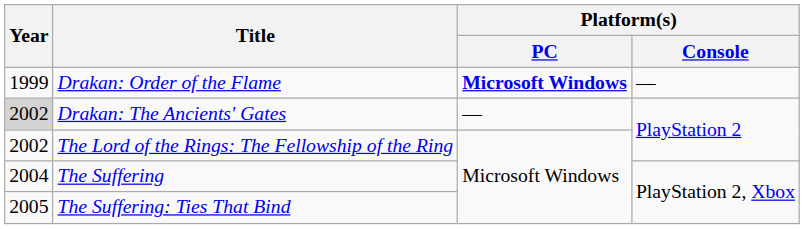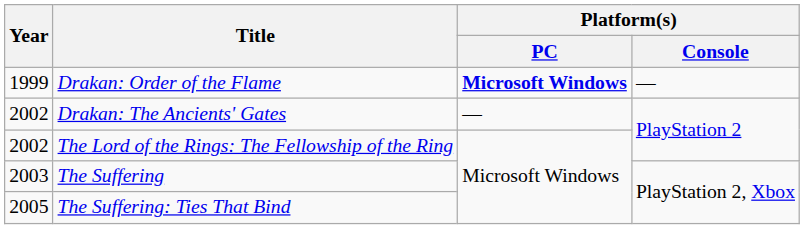(29, 113) lightgrey background -> (29, 113) no background
(29, 176) 2004 -> (29, 176) 2003
